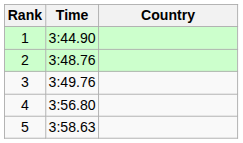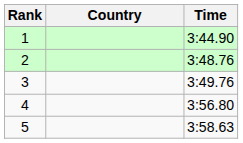columns swapped: (168, 15) <-> (72, 15)
